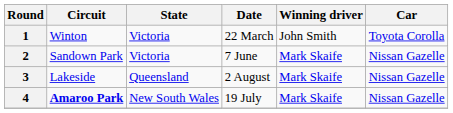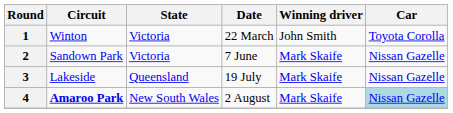(247, 77) 2 August -> (243, 77) 19 July
(243, 98) 19 July -> (247, 98) 2 August
(407, 98) no background -> (407, 98) lightblue background
